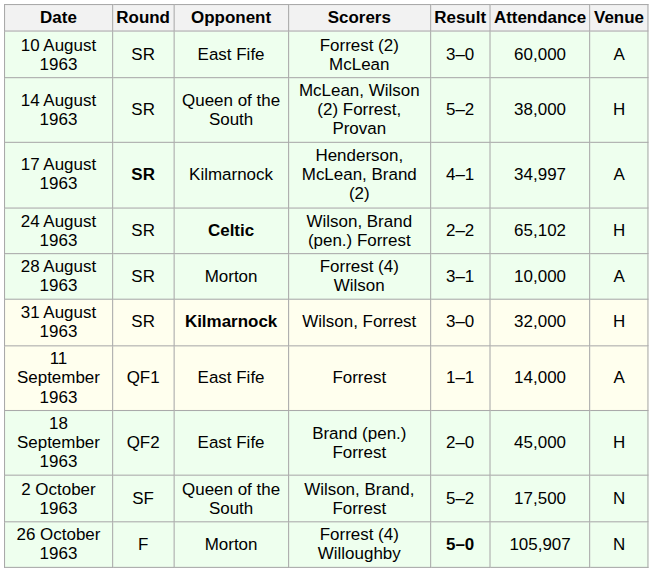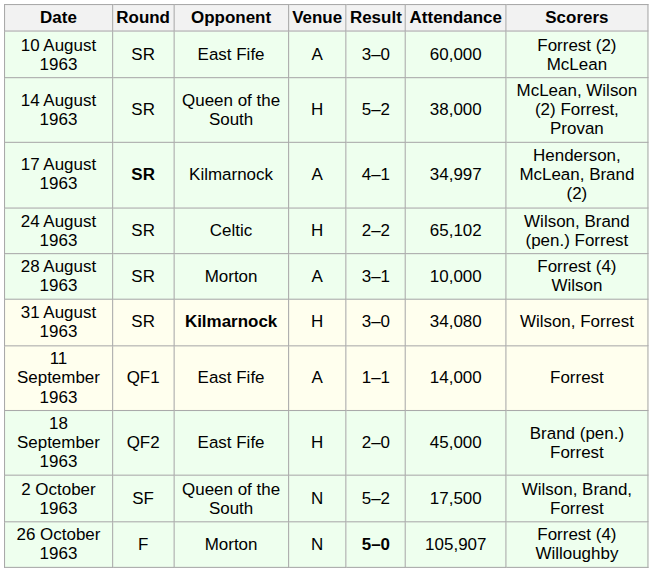columns swapped: (619, 17) <-> (359, 17)
(231, 230) bold -> (231, 230) normal
(540, 322) 32,000 -> (456, 322) 34,080
